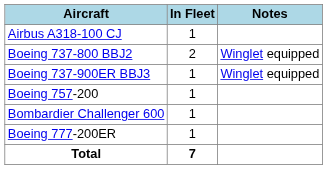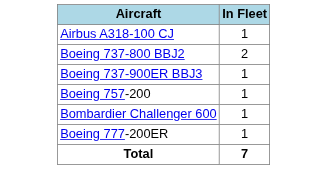- column: (270, 14)
